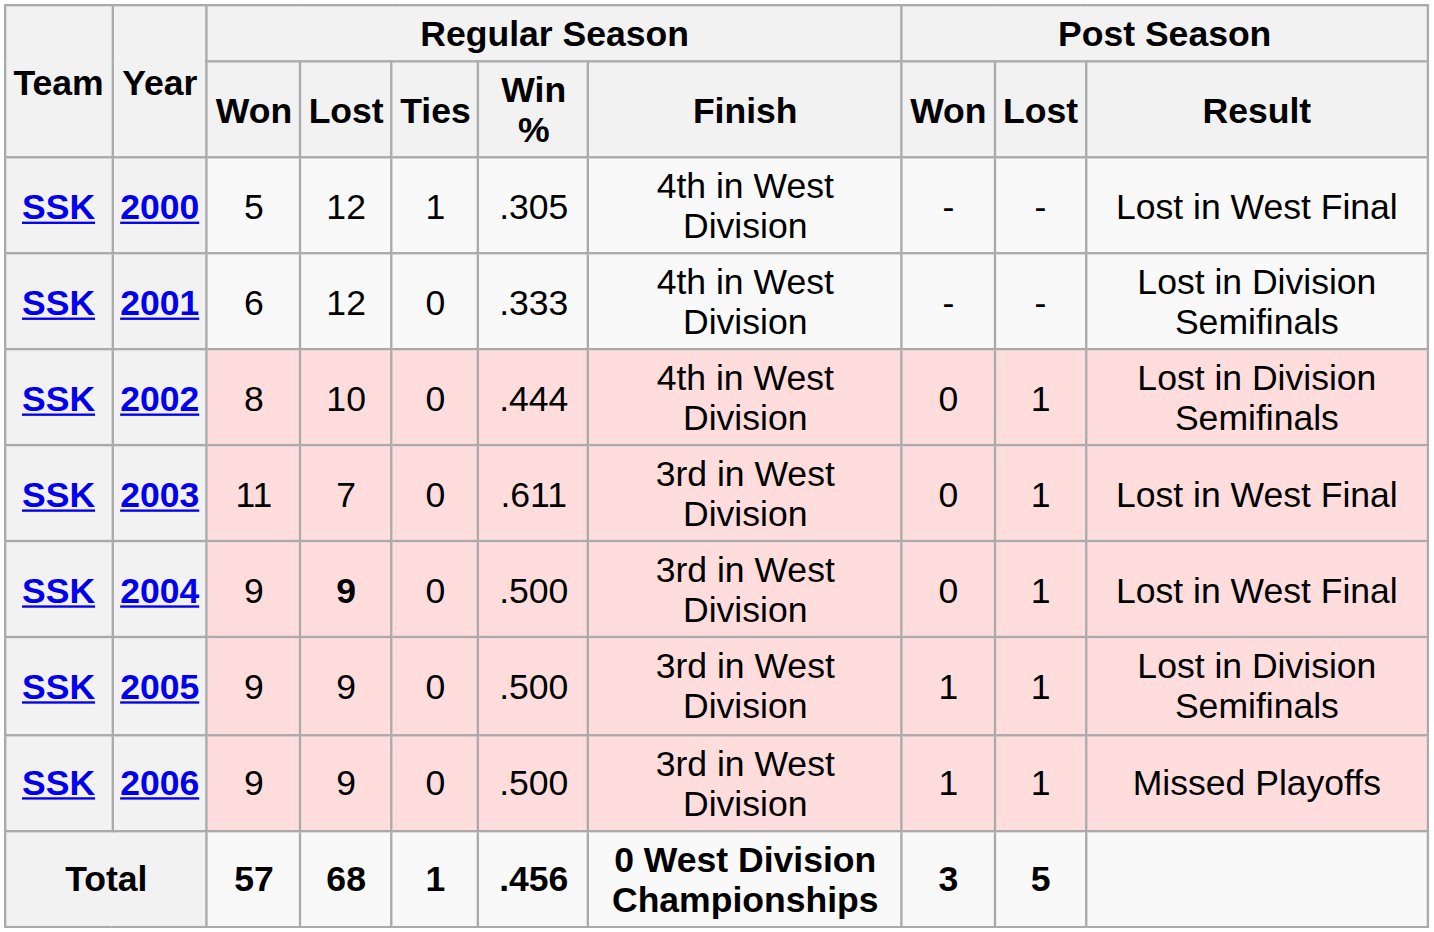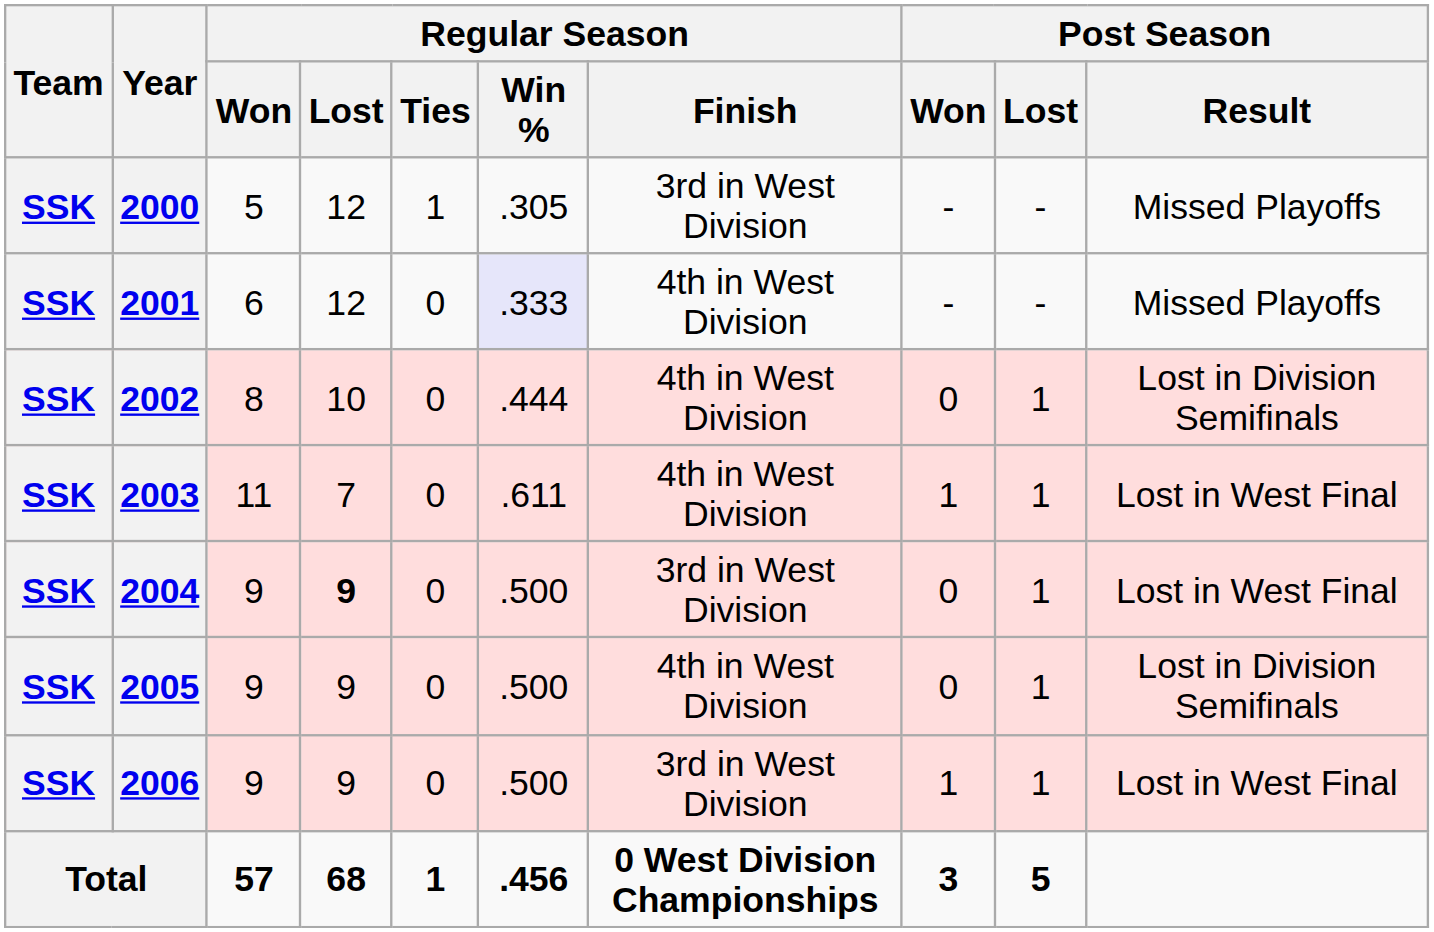(745, 206) 4th in West Division -> (745, 206) 3rd in West Division
(1257, 206) Lost in West Final -> (1257, 206) Missed Playoffs
(534, 302) no background -> (534, 302) lavender background
(1257, 302) Lost in Division Semifinals -> (1257, 302) Missed Playoffs
(745, 494) 3rd in West Division -> (745, 494) 4th in West Division
(948, 494) 0 -> (948, 494) 1
(745, 686) 3rd in West Division -> (745, 686) 4th in West Division
(948, 686) 1 -> (948, 686) 0
(1257, 782) Missed Playoffs -> (1257, 782) Lost in West Final
